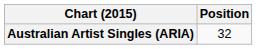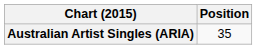(224, 34) 32 -> (224, 34) 35
